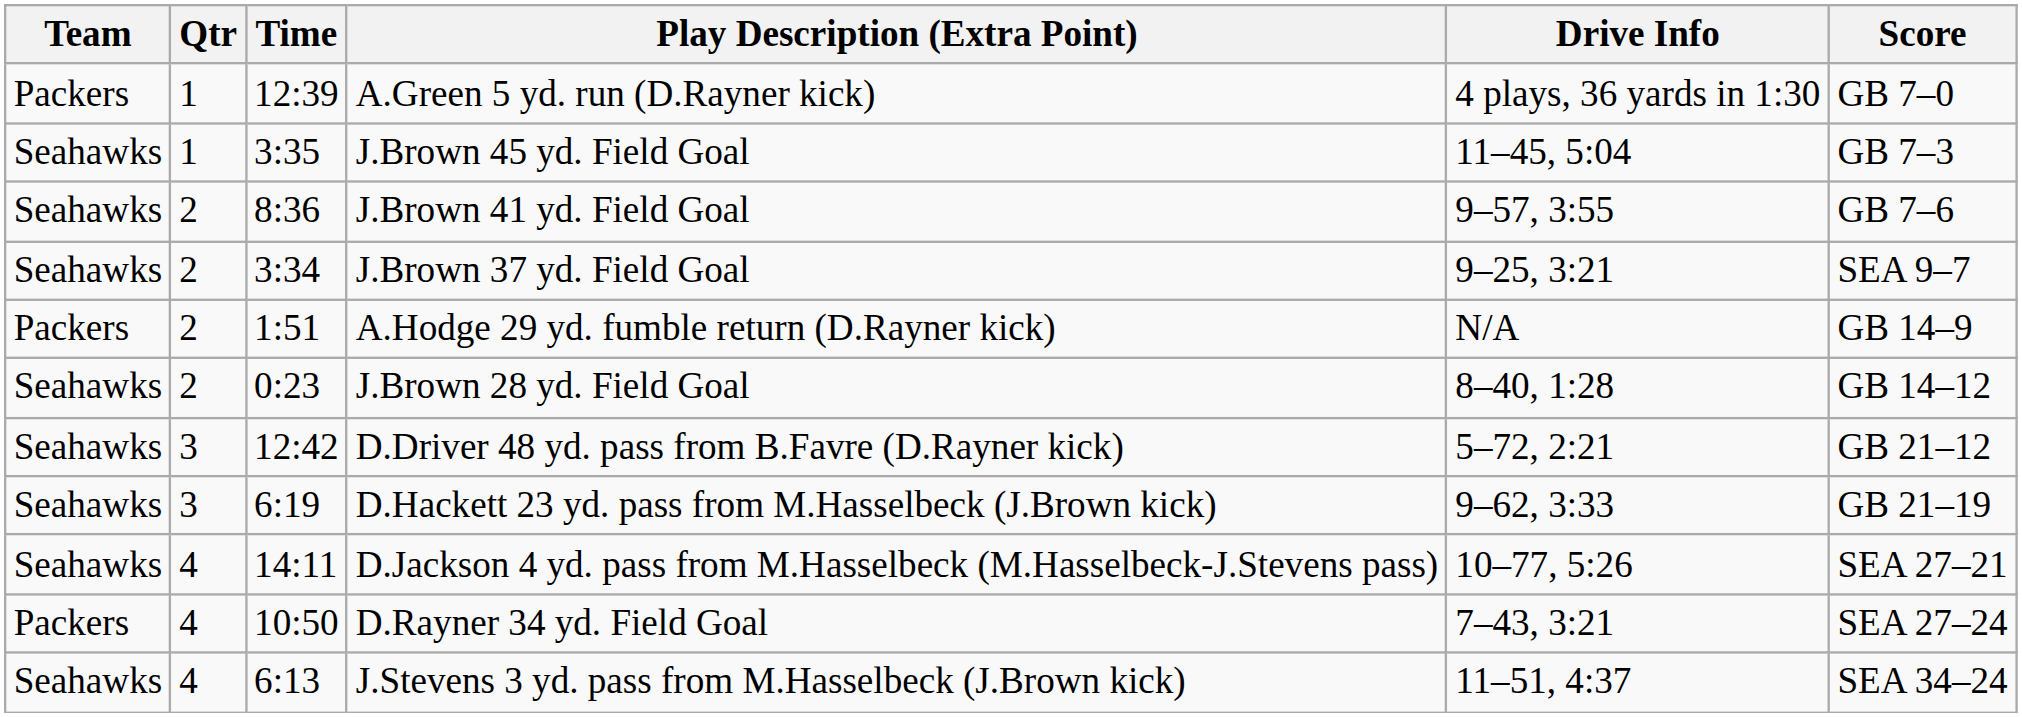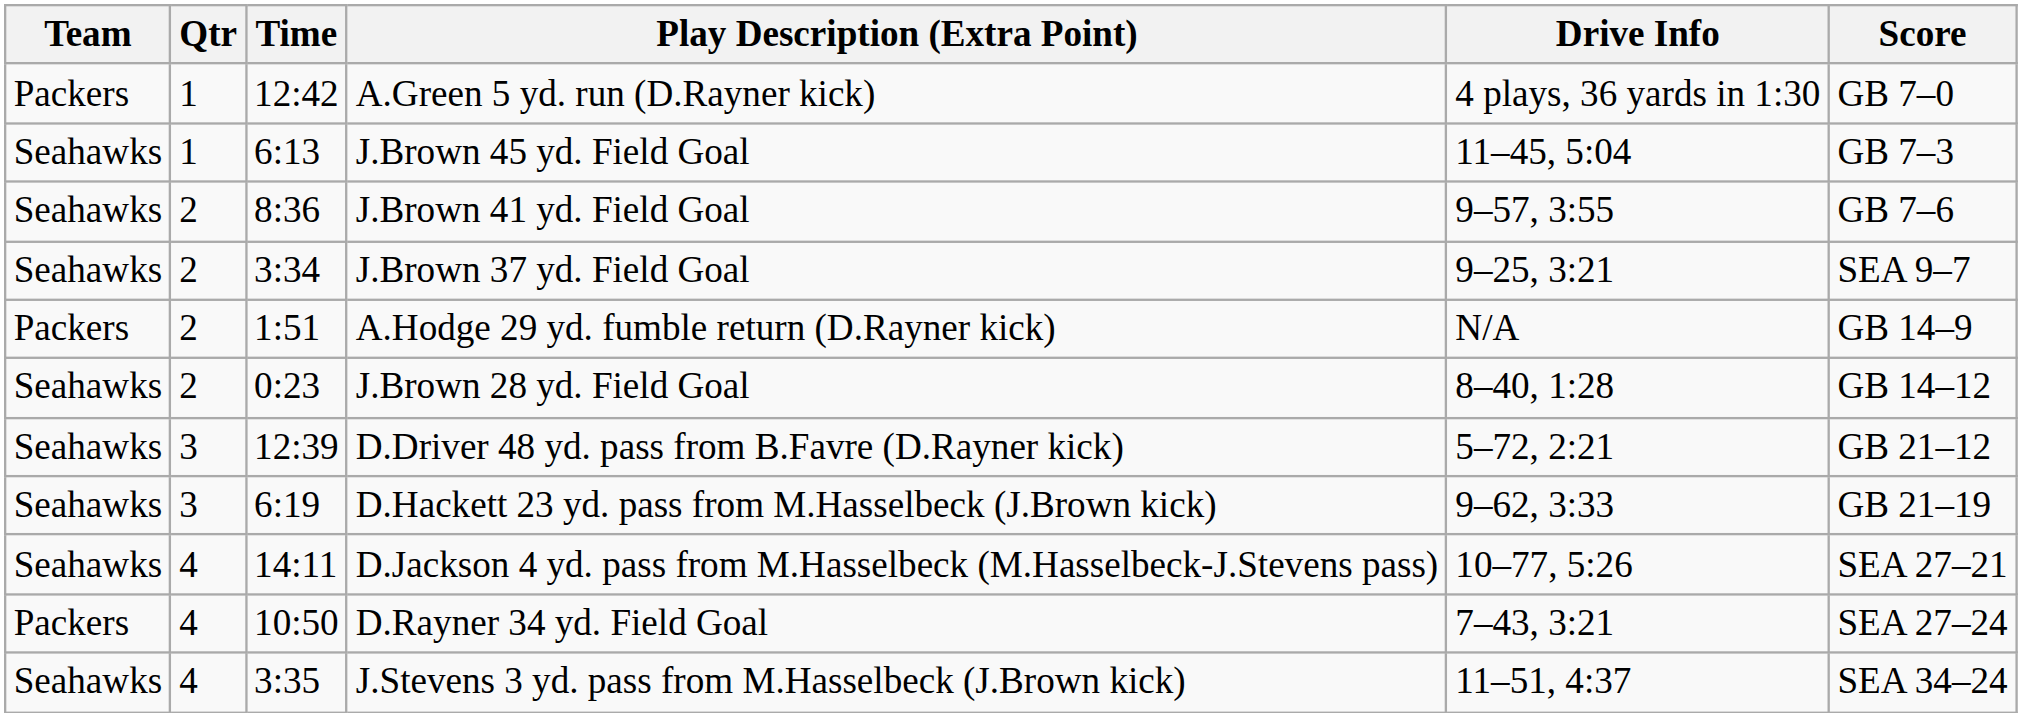(296, 92) 12:39 -> (296, 92) 12:42
(287, 151) 3:35 -> (287, 151) 6:13
(296, 446) 12:42 -> (296, 446) 12:39
(287, 681) 6:13 -> (287, 681) 3:35
